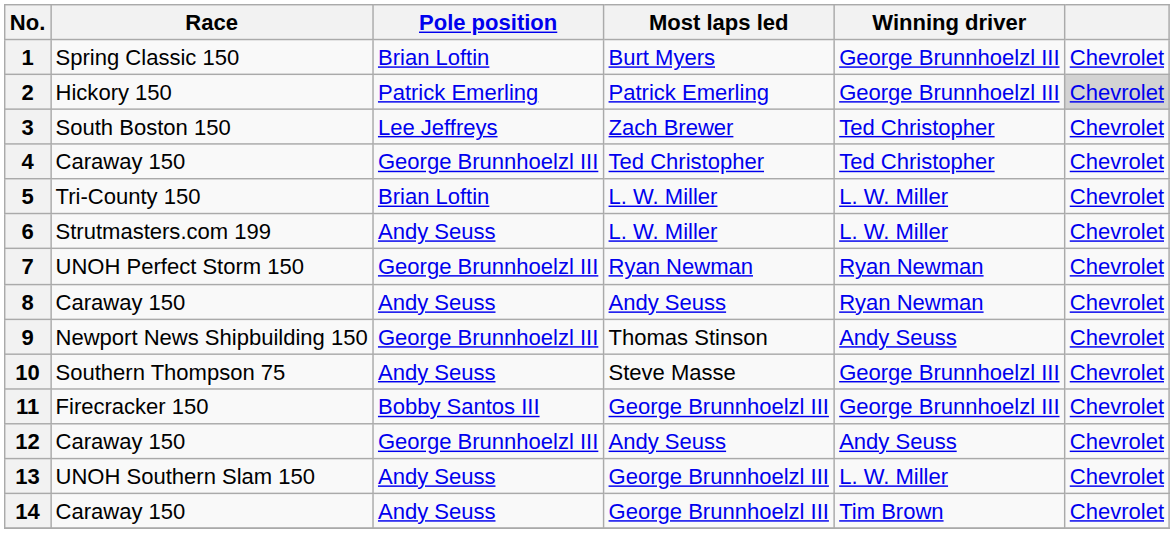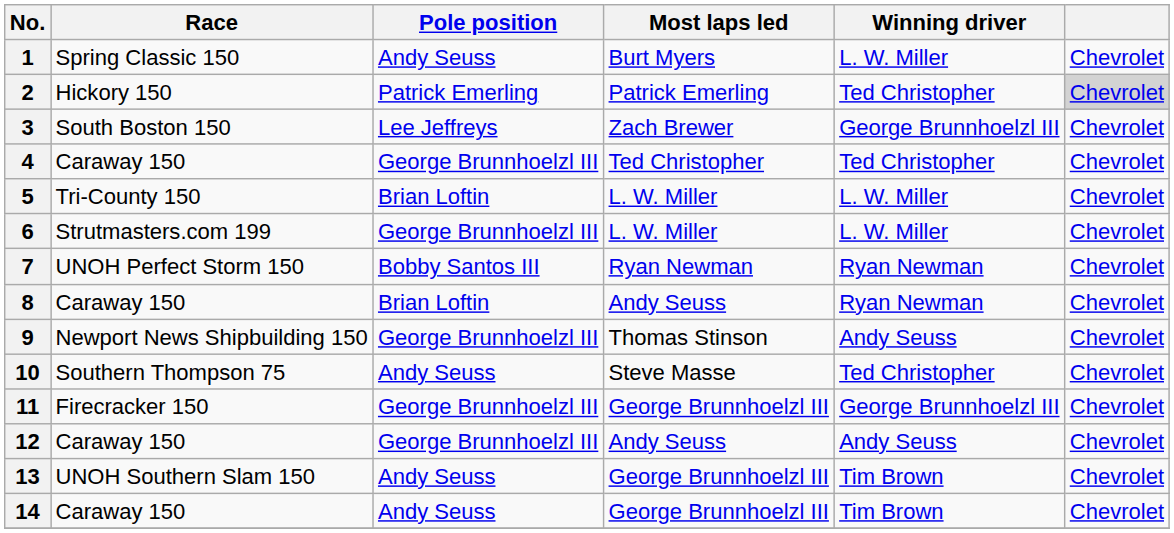(434, 57) Brian Loftin -> (437, 57) Andy Seuss
(949, 57) George Brunnhoelzl III -> (894, 57) L. W. Miller
(949, 92) George Brunnhoelzl III -> (917, 92) Ted Christopher
(917, 127) Ted Christopher -> (949, 127) George Brunnhoelzl III
(437, 232) Andy Seuss -> (488, 232) George Brunnhoelzl III
(488, 267) George Brunnhoelzl III -> (459, 267) Bobby Santos III
(437, 301) Andy Seuss -> (434, 301) Brian Loftin
(949, 371) George Brunnhoelzl III -> (917, 371) Ted Christopher
(459, 406) Bobby Santos III -> (488, 406) George Brunnhoelzl III
(894, 476) L. W. Miller -> (891, 476) Tim Brown
